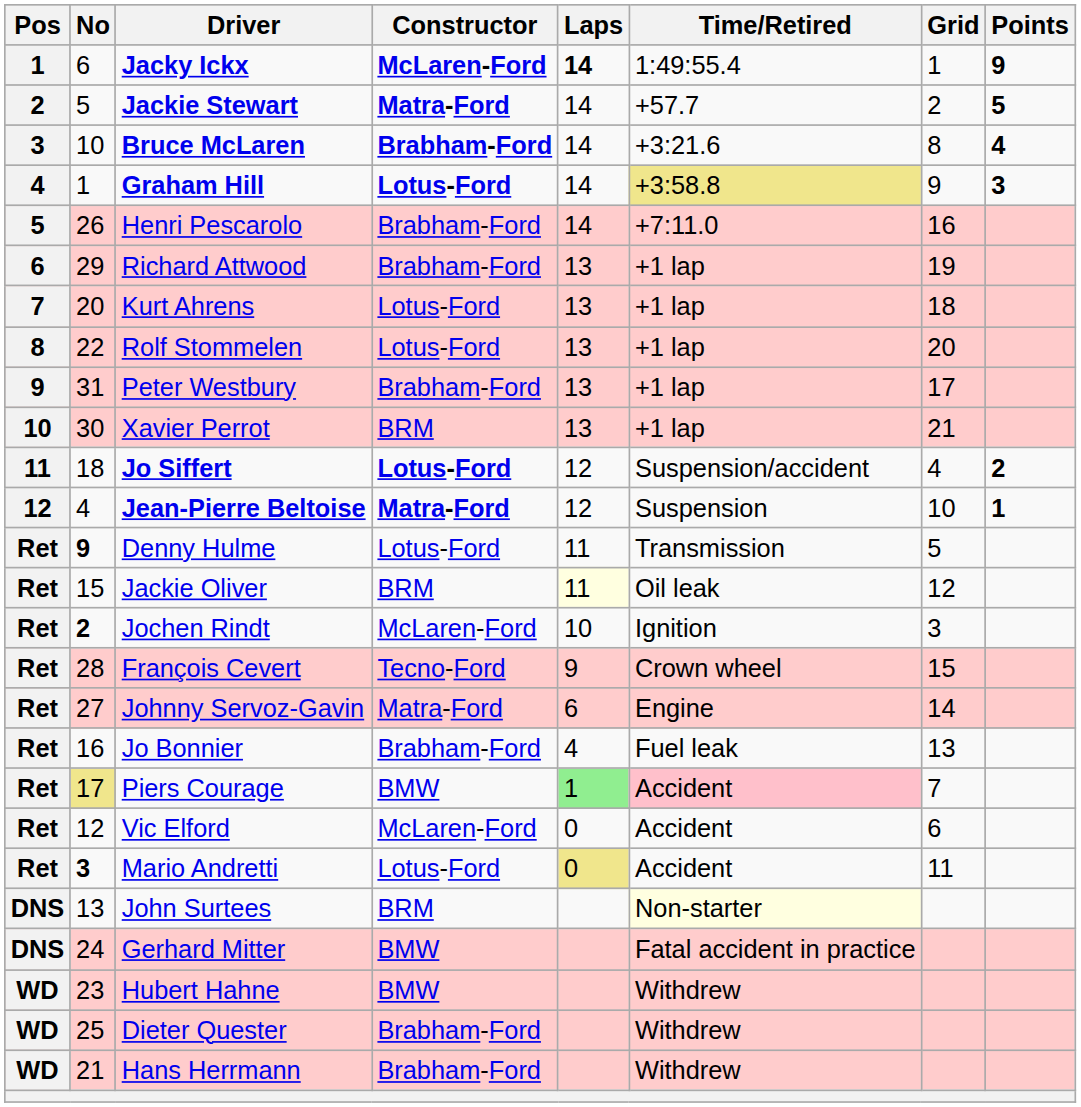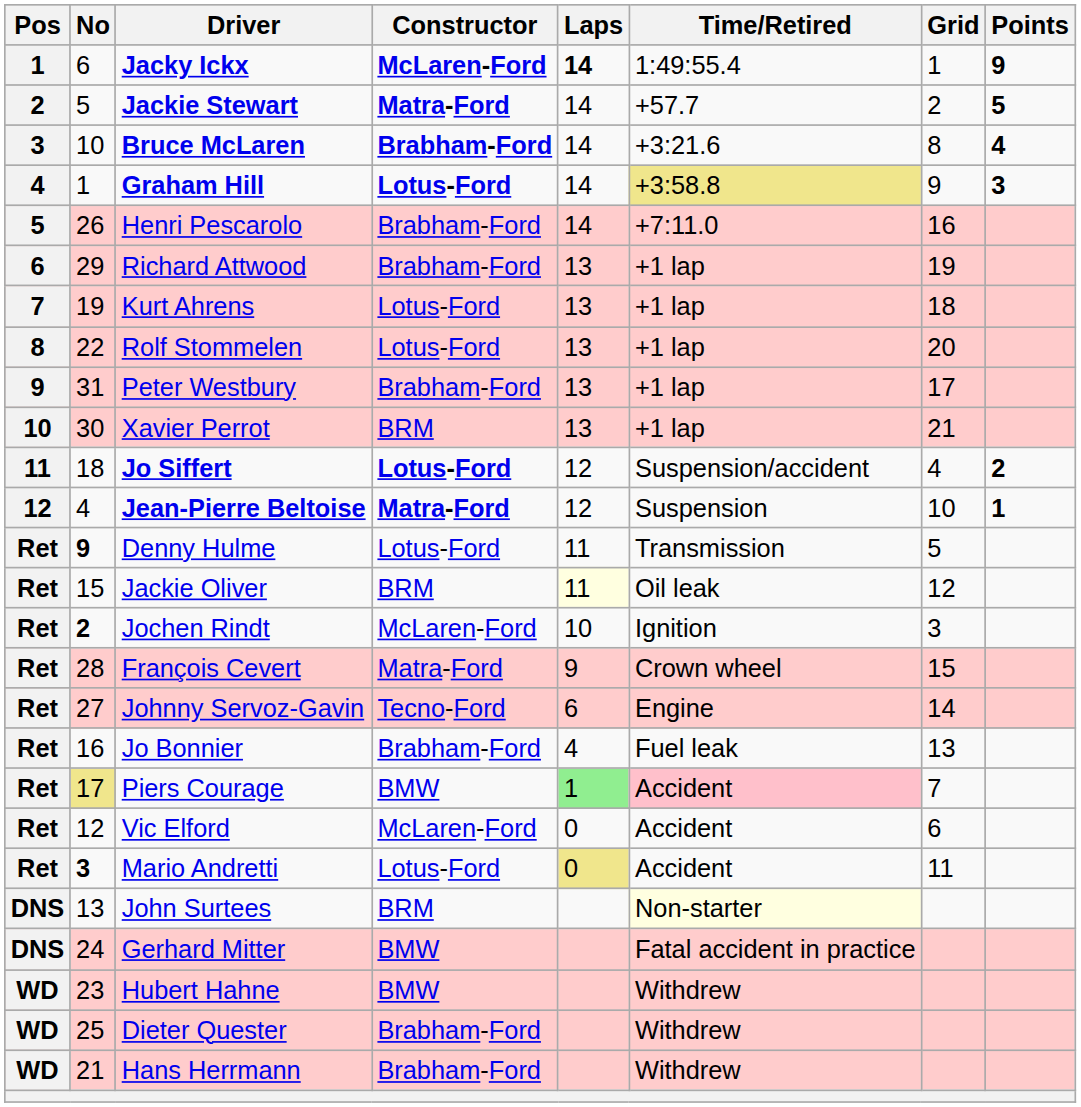(90, 306) 20 -> (90, 306) 19
(442, 668) Tecno-Ford -> (440, 668) Matra-Ford
(440, 708) Matra-Ford -> (442, 708) Tecno-Ford
